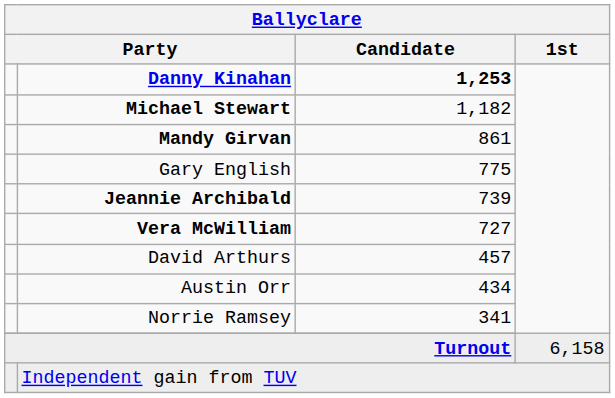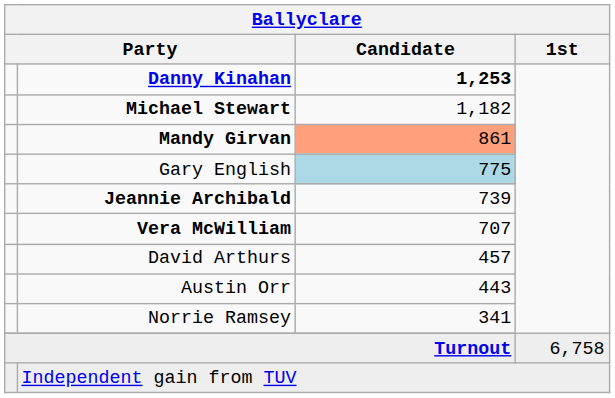(495, 139) no background -> (495, 139) lightsalmon background
(495, 169) no background -> (495, 169) lightblue background
(495, 229) 727 -> (495, 229) 707
(495, 289) 434 -> (495, 289) 443
(577, 348) 6,158 -> (577, 348) 6,758
